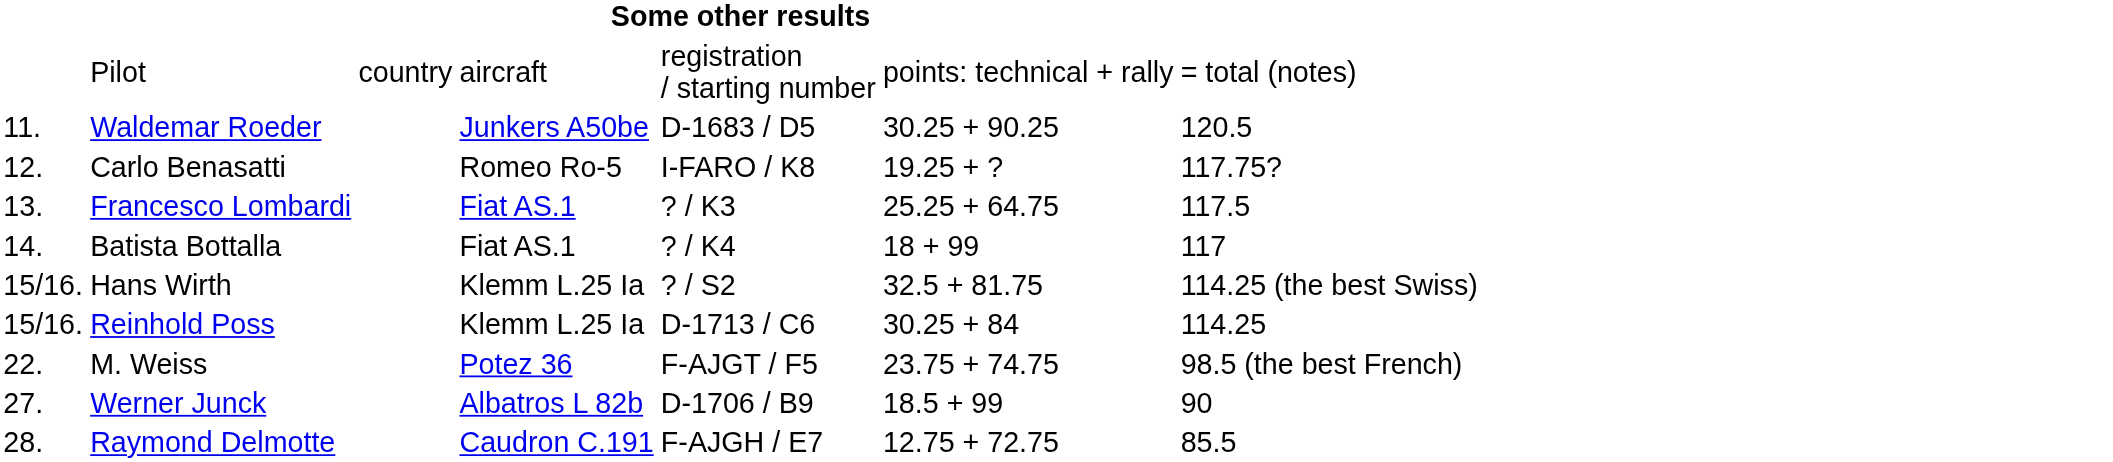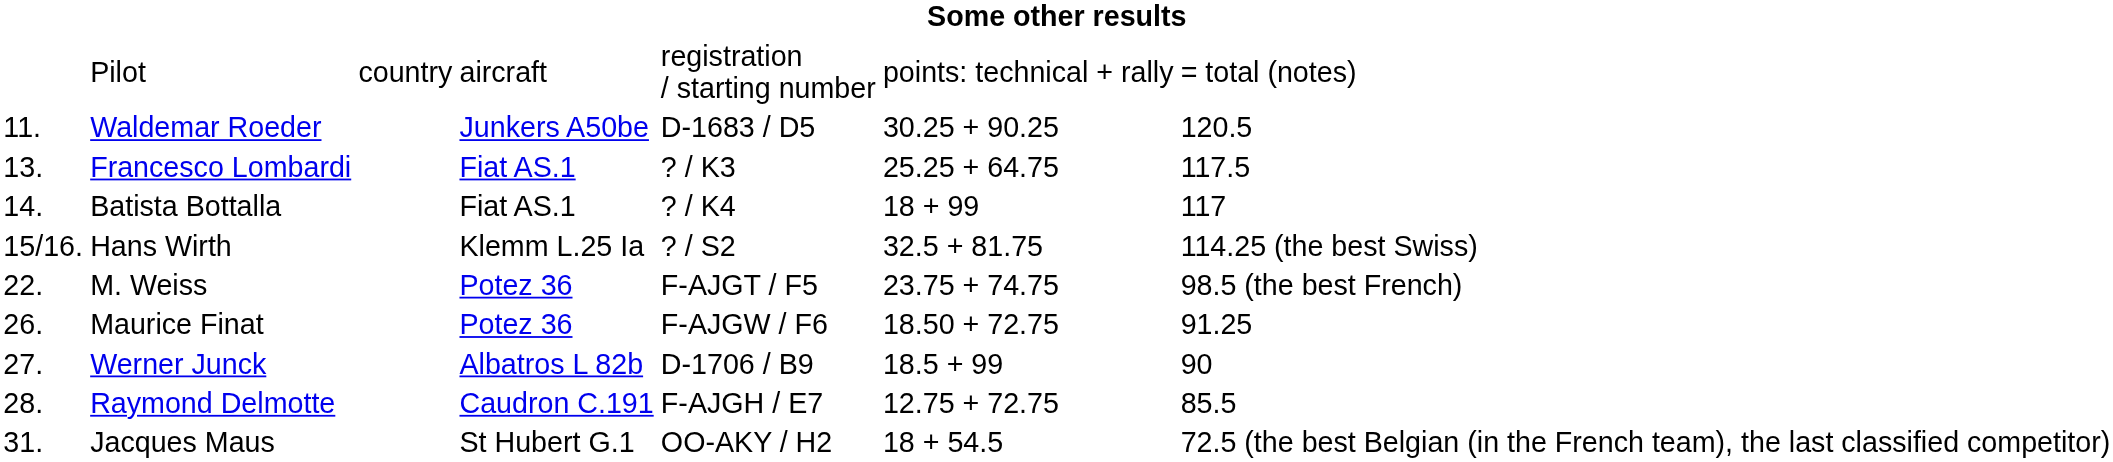- row: (188, 167)
- row: (182, 324)
+ row: (177, 324)
+ row: (182, 443)
